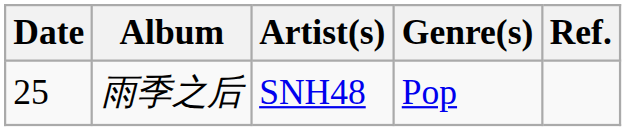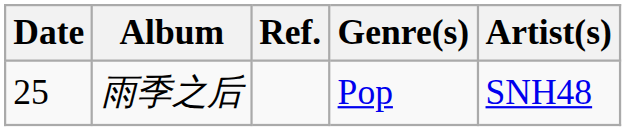columns swapped: (322, 32) <-> (581, 32)
